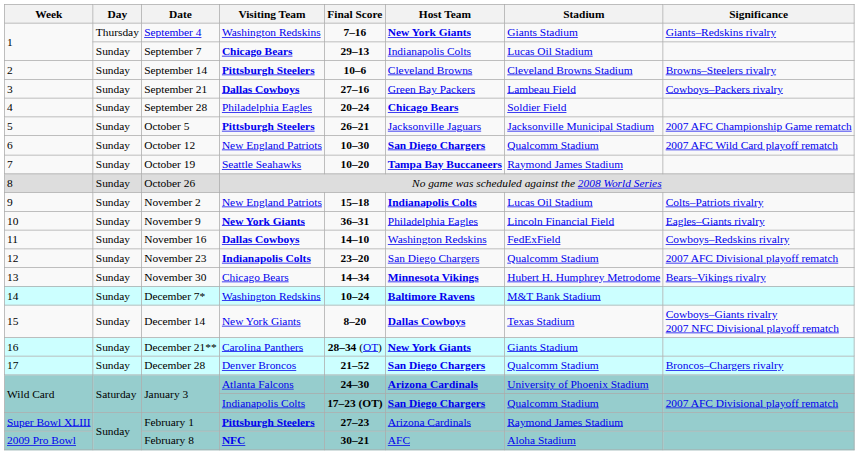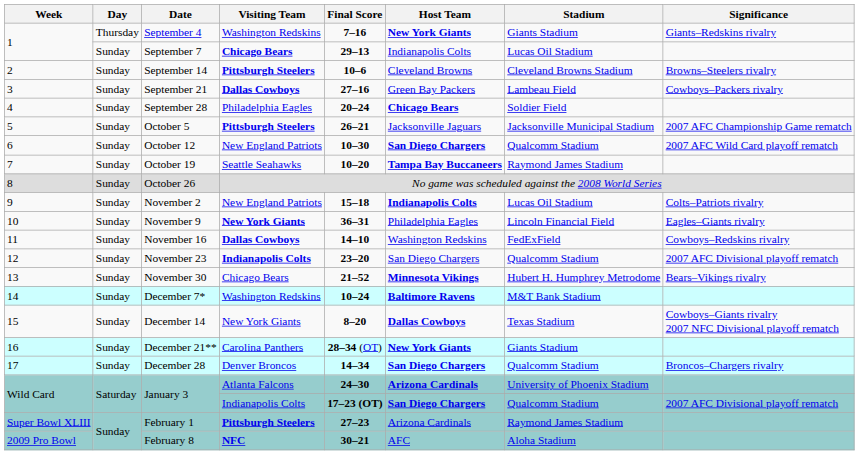(355, 277) 14–34 -> (355, 277) 21–52
(355, 365) 21–52 -> (355, 365) 14–34
